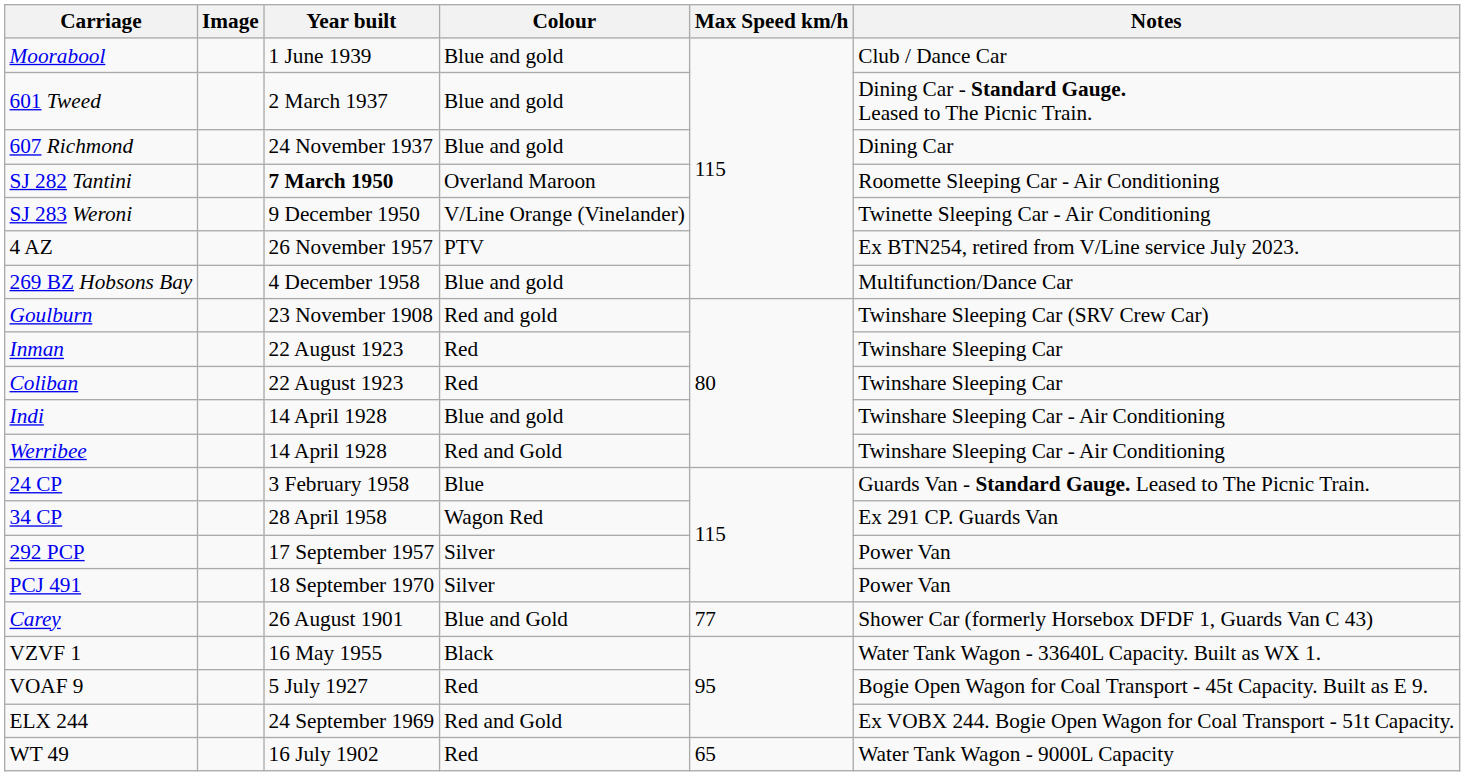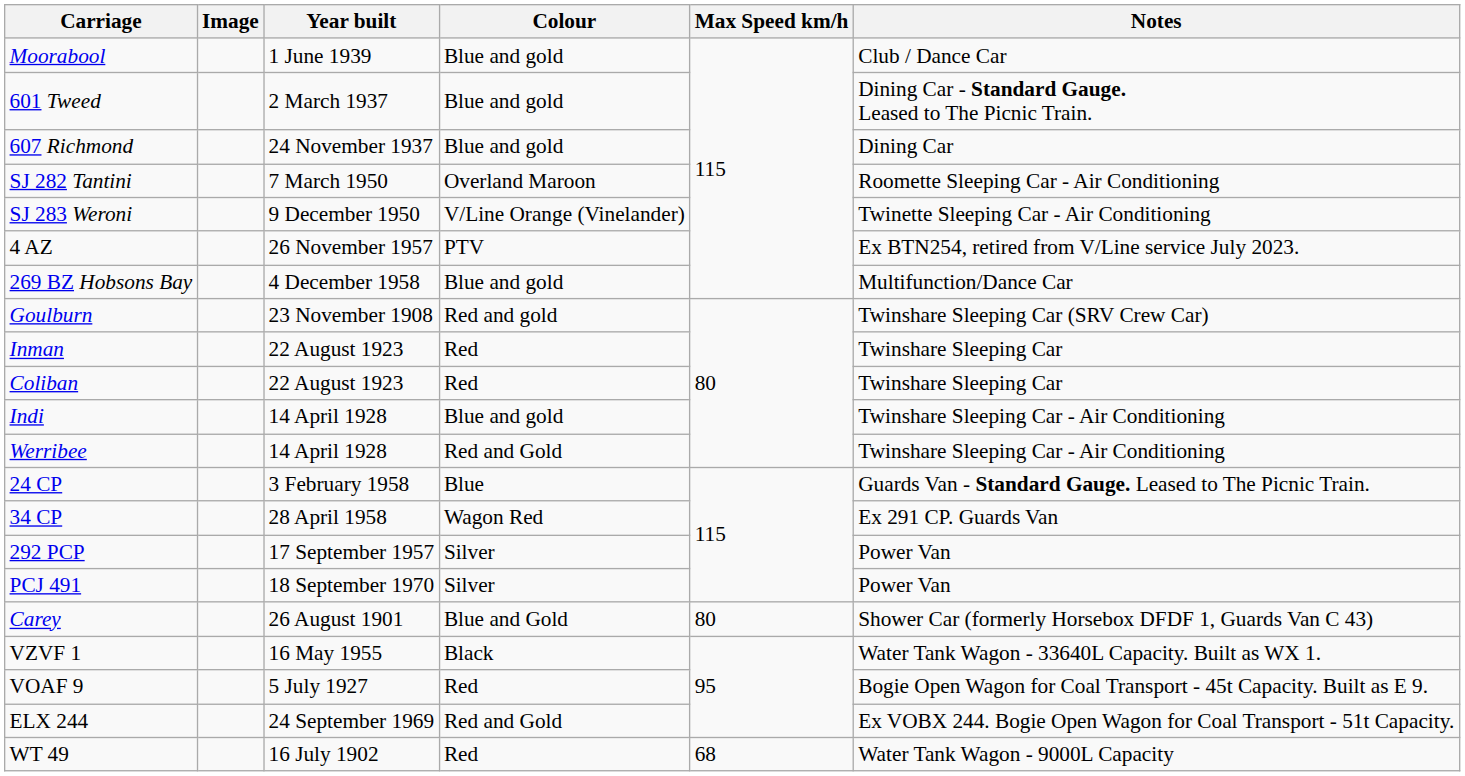(331, 180) bold -> (328, 180) normal
(705, 619) 77 -> (705, 619) 80
(705, 754) 65 -> (705, 754) 68
